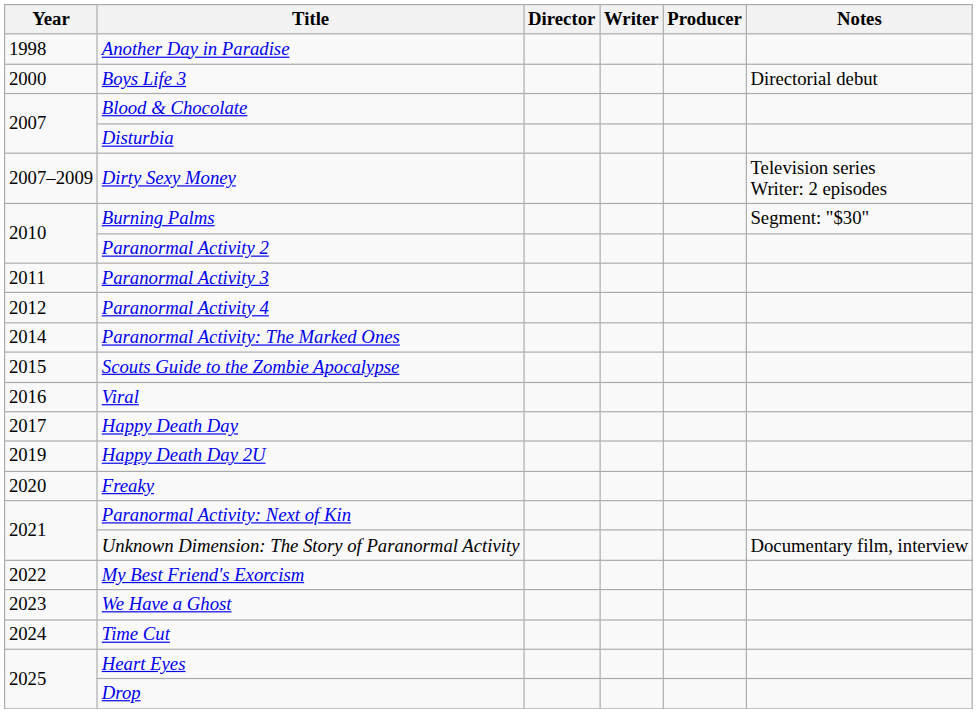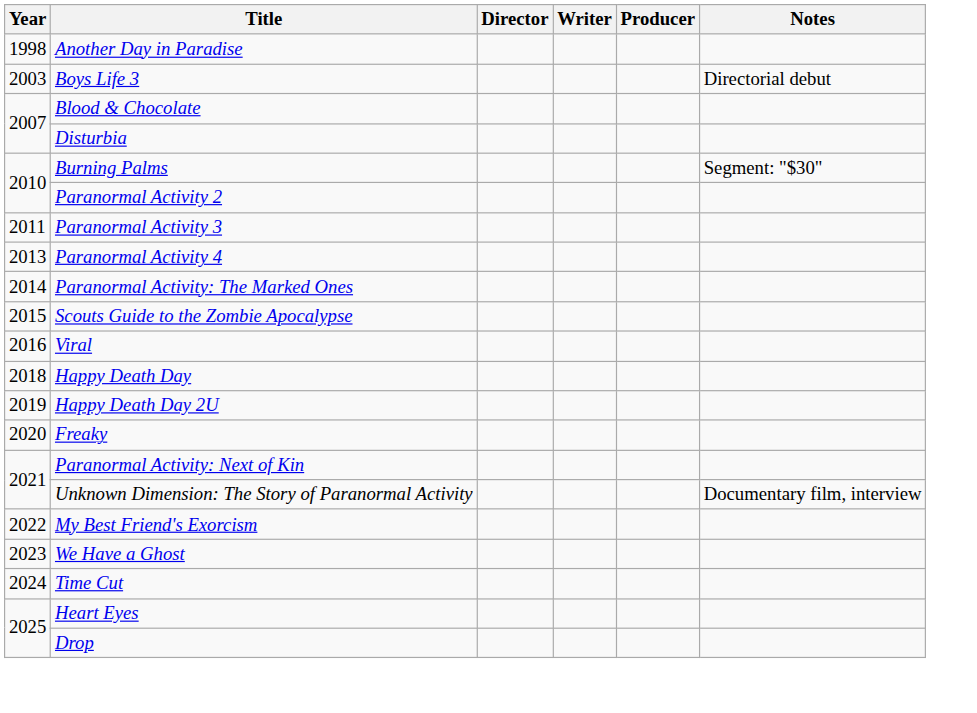(28, 78) 2000 -> (28, 78) 2003
- row: (169, 178)
(28, 307) 2012 -> (28, 256) 2013
(28, 426) 2017 -> (28, 375) 2018
